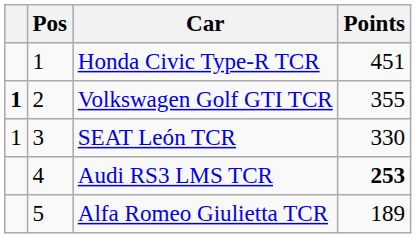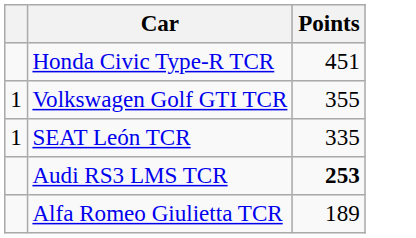- column: (50, 23)
(16, 99) bold -> (16, 99) normal
(388, 138) 330 -> (342, 138) 335
